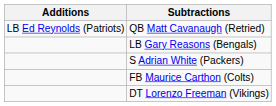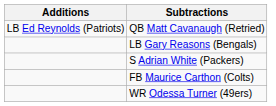+ row: (191, 93)
- row: (199, 93)
